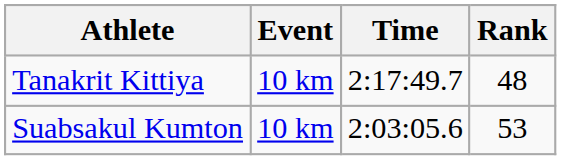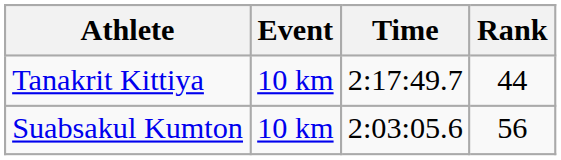(512, 79) 48 -> (512, 79) 44
(512, 129) 53 -> (512, 129) 56
